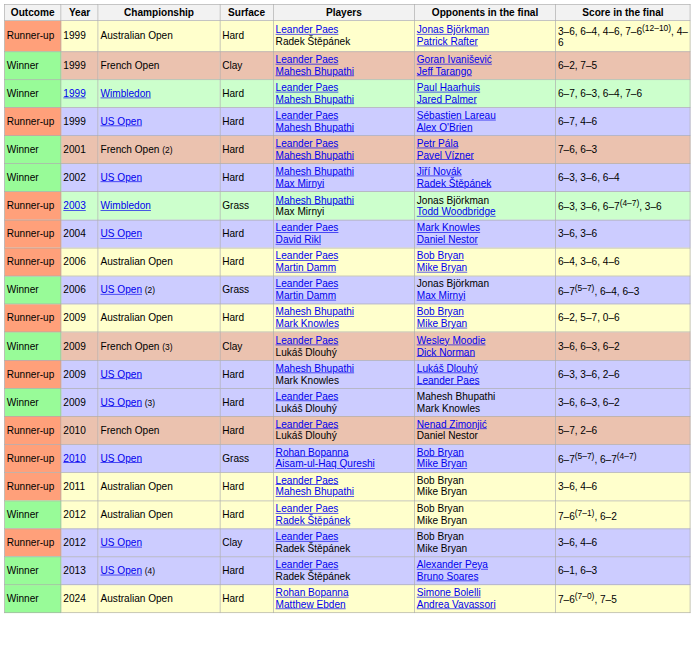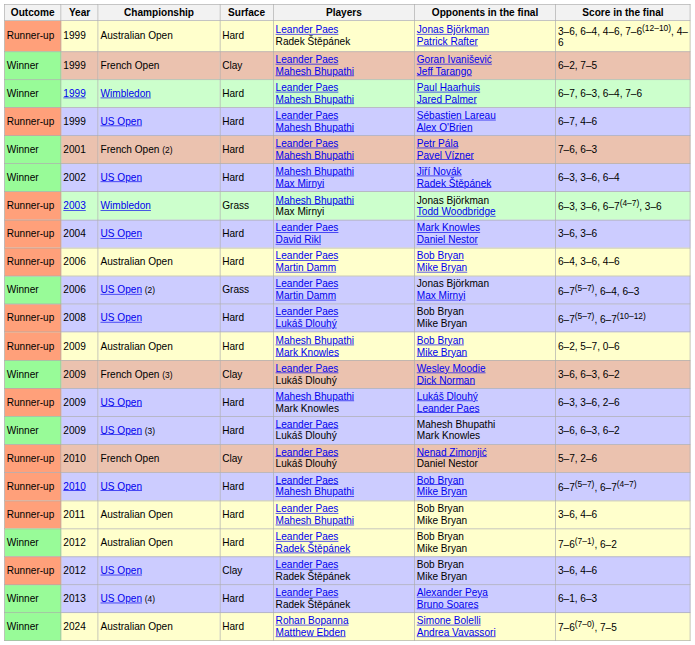+ row: (75, 317)
(233, 430) Hard -> (232, 458) Clay
(236, 458) Grass -> (233, 486) Hard
(325, 458) Rohan Bopanna Aisam-ul-Haq Qureshi -> (315, 486) Leander Paes Mahesh Bhupathi
